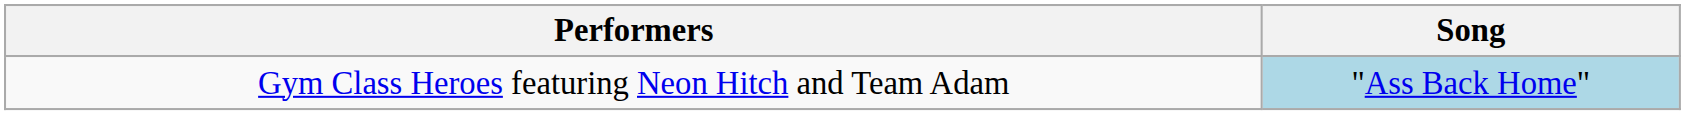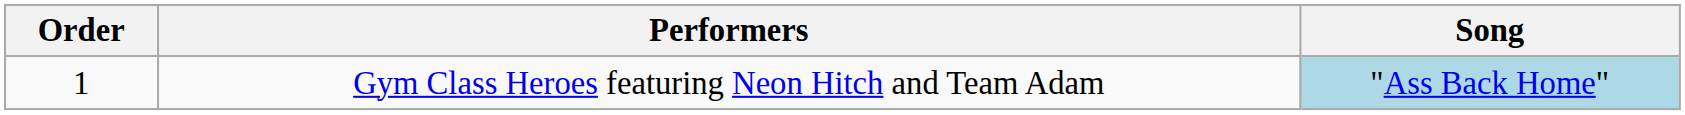+ column: (81, 30)
